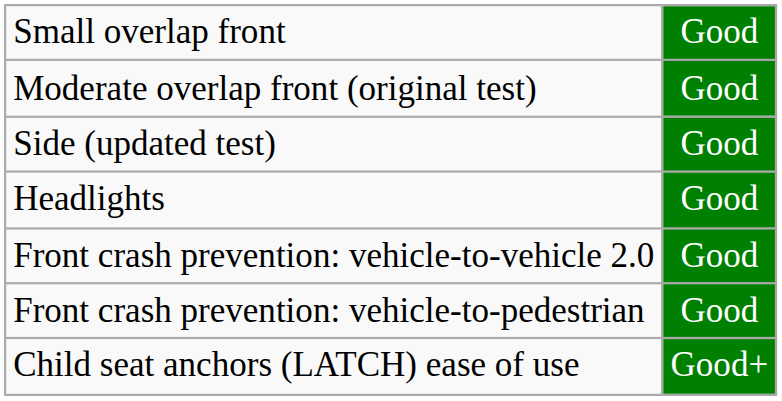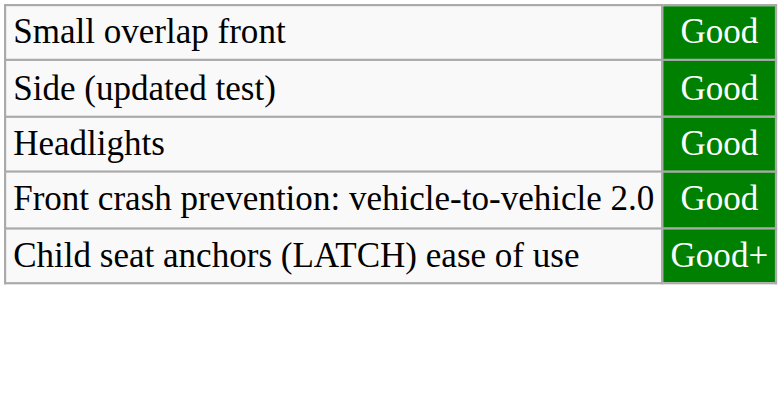- row: (275, 87)
- row: (329, 310)
